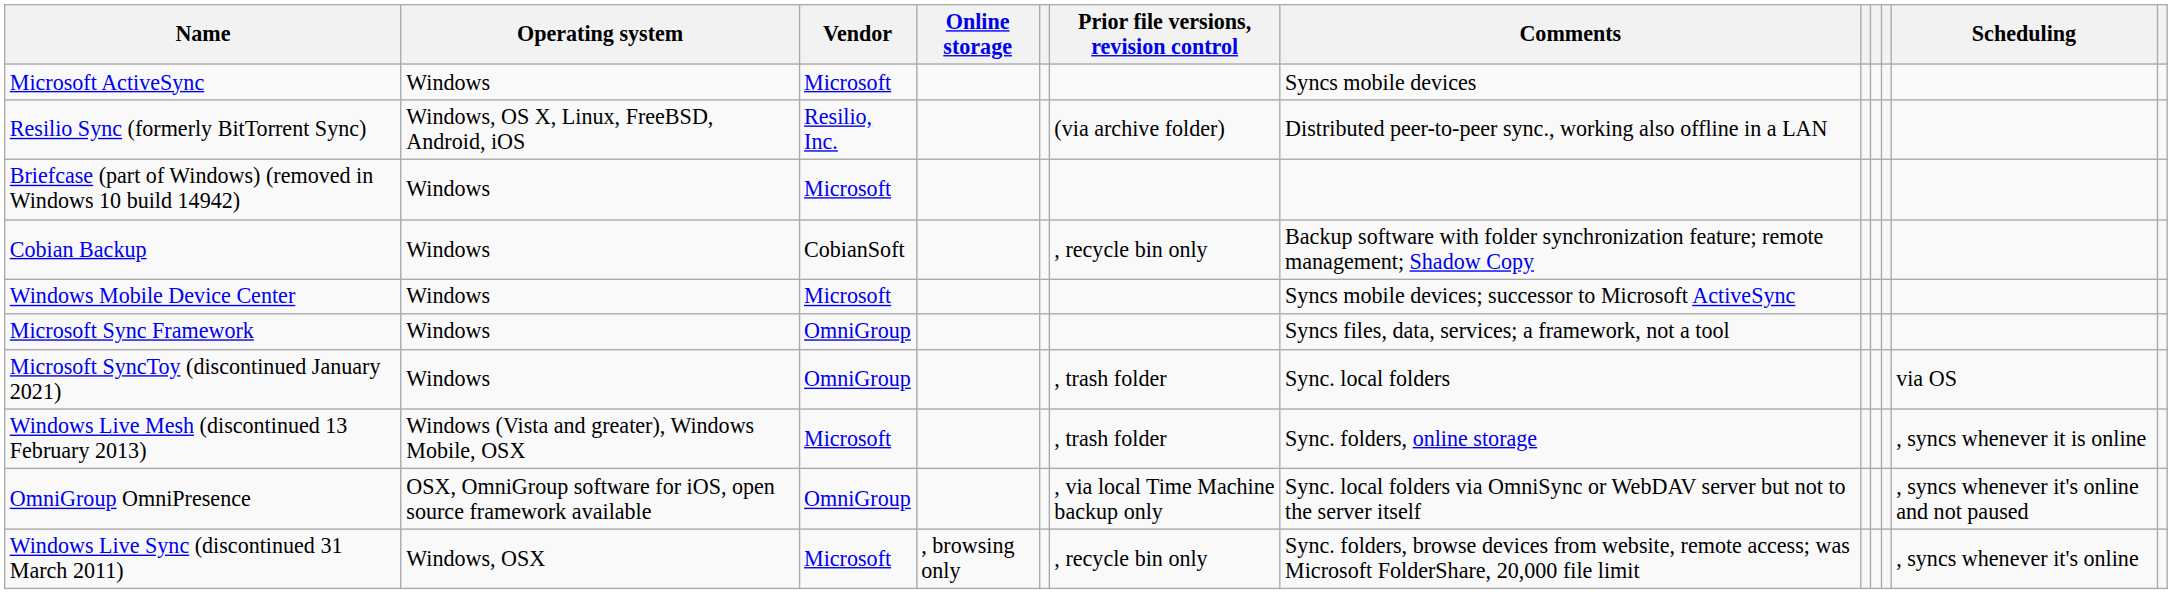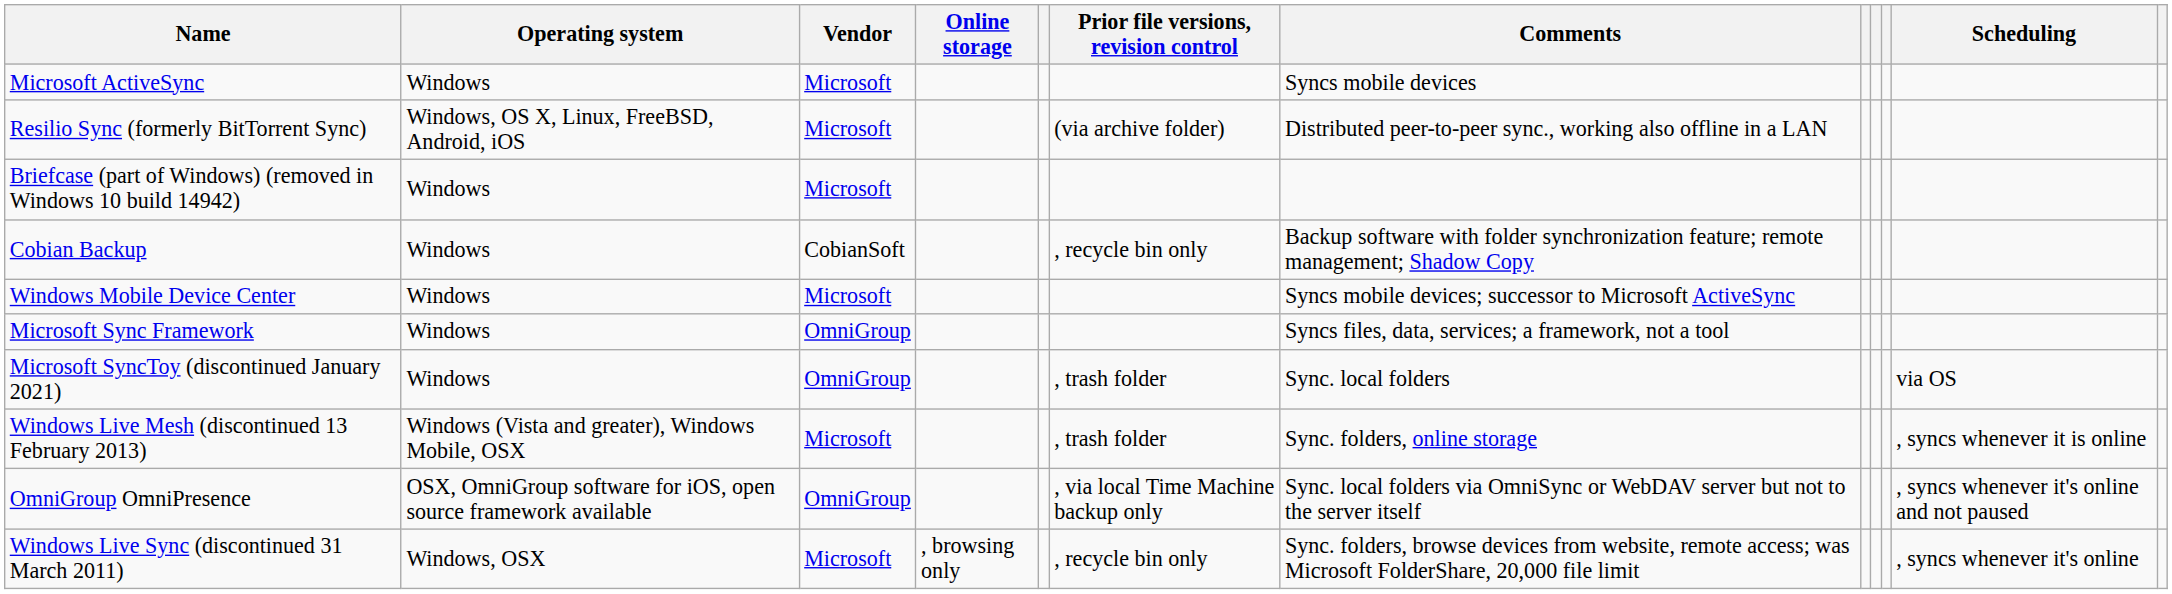(838, 129) Resilio, Inc. -> (848, 129) Microsoft
